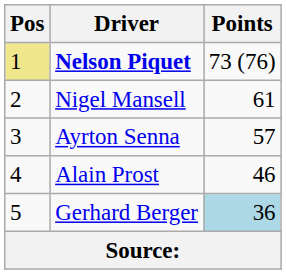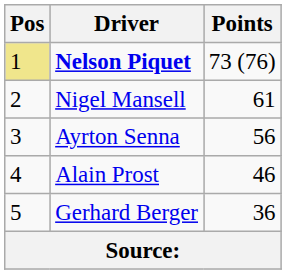(264, 137) 57 -> (264, 137) 56
(264, 212) lightblue background -> (264, 212) no background
